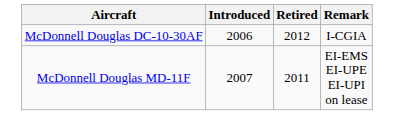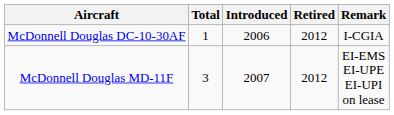+ column: (206, 14)
(297, 77) 2011 -> (314, 77) 2012
